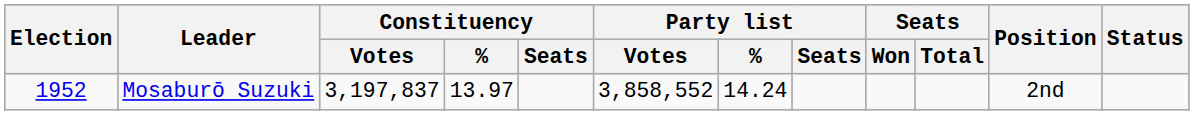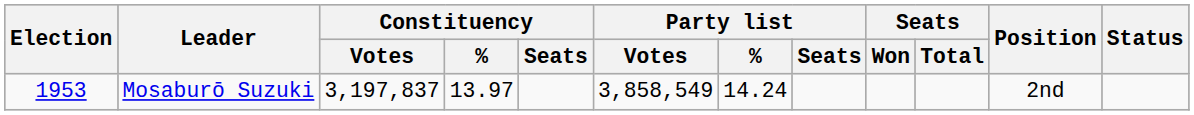(61, 92) 1952 -> (61, 92) 1953
(656, 92) 3,858,552 -> (656, 92) 3,858,549
